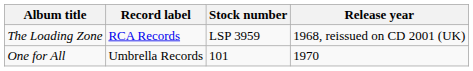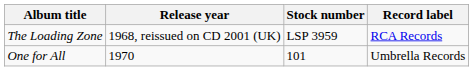columns swapped: (156, 14) <-> (379, 14)
